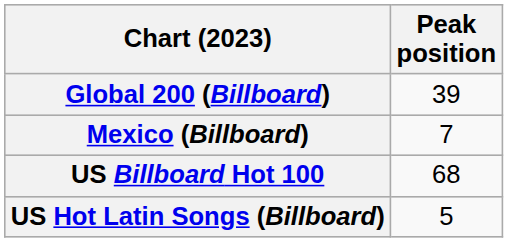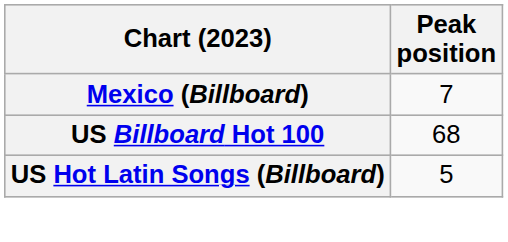- row: (198, 94)
